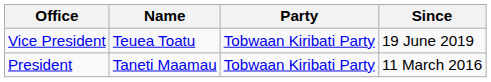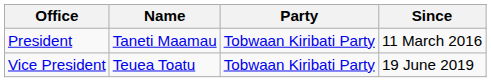rows swapped: (40, 64) <-> (57, 40)
